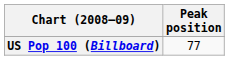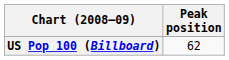(194, 46) 77 -> (194, 46) 62
